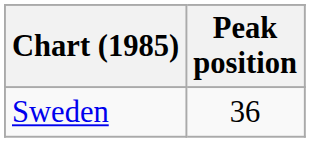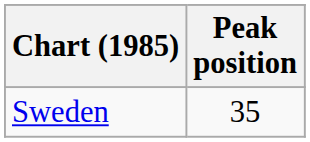(245, 111) 36 -> (245, 111) 35
